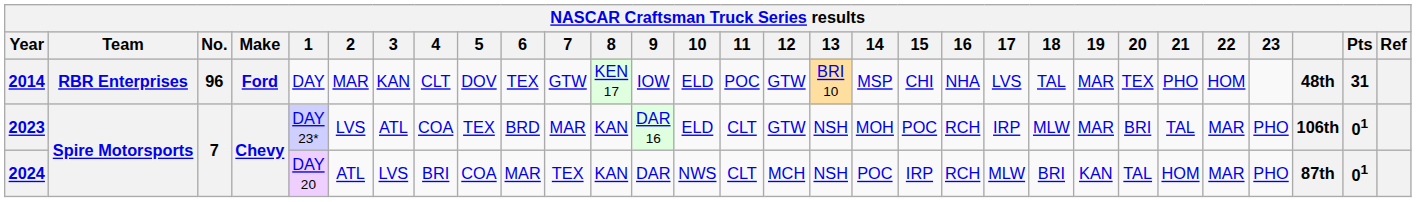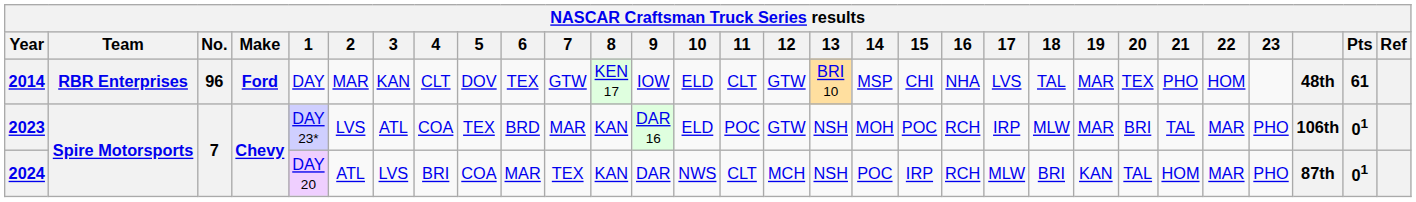(742, 81) POC -> (742, 81) CLT
(1360, 81) 31 -> (1360, 81) 61
(742, 127) CLT -> (742, 127) POC
